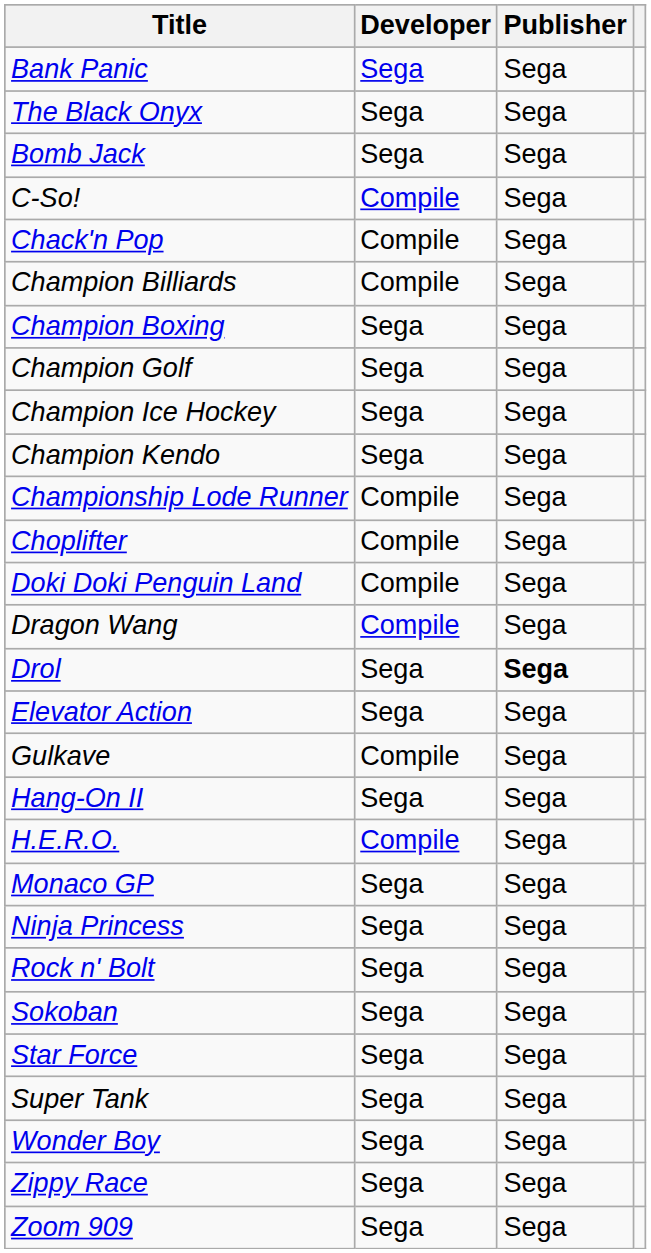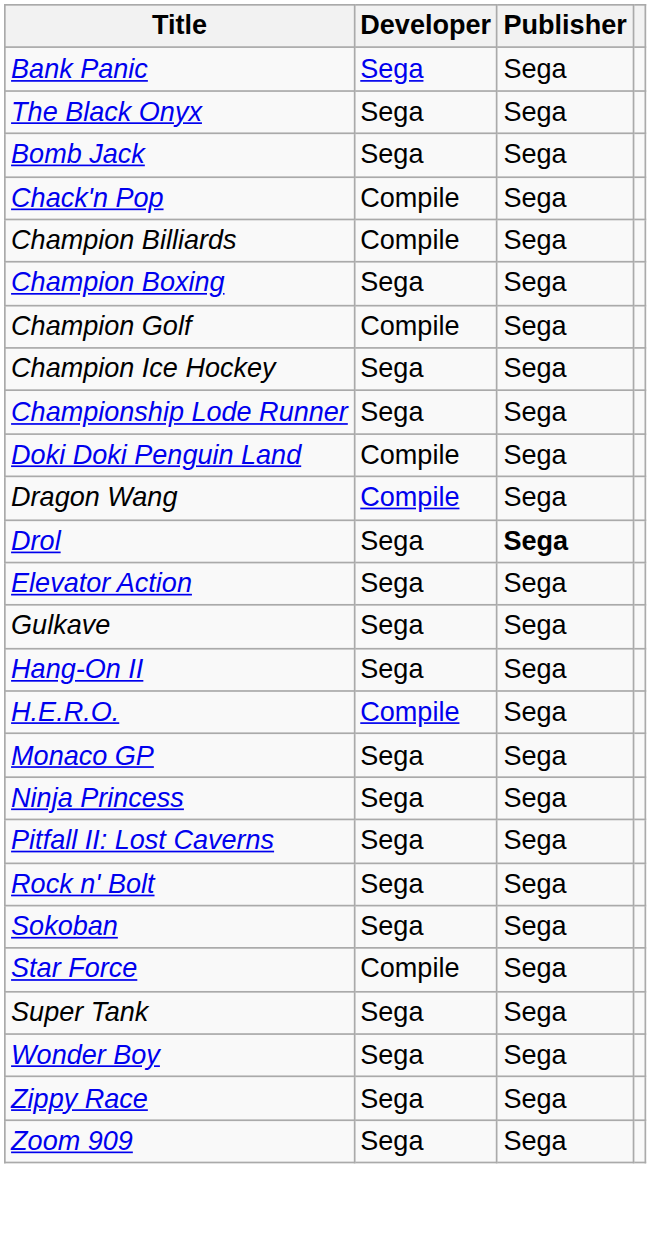- row: (46, 197)
(392, 369) Sega -> (410, 326) Compile
- row: (116, 454)
(410, 497) Compile -> (392, 411) Sega
- row: (69, 540)
(410, 754) Compile -> (392, 626) Sega
+ row: (143, 840)
(392, 1055) Sega -> (410, 969) Compile
